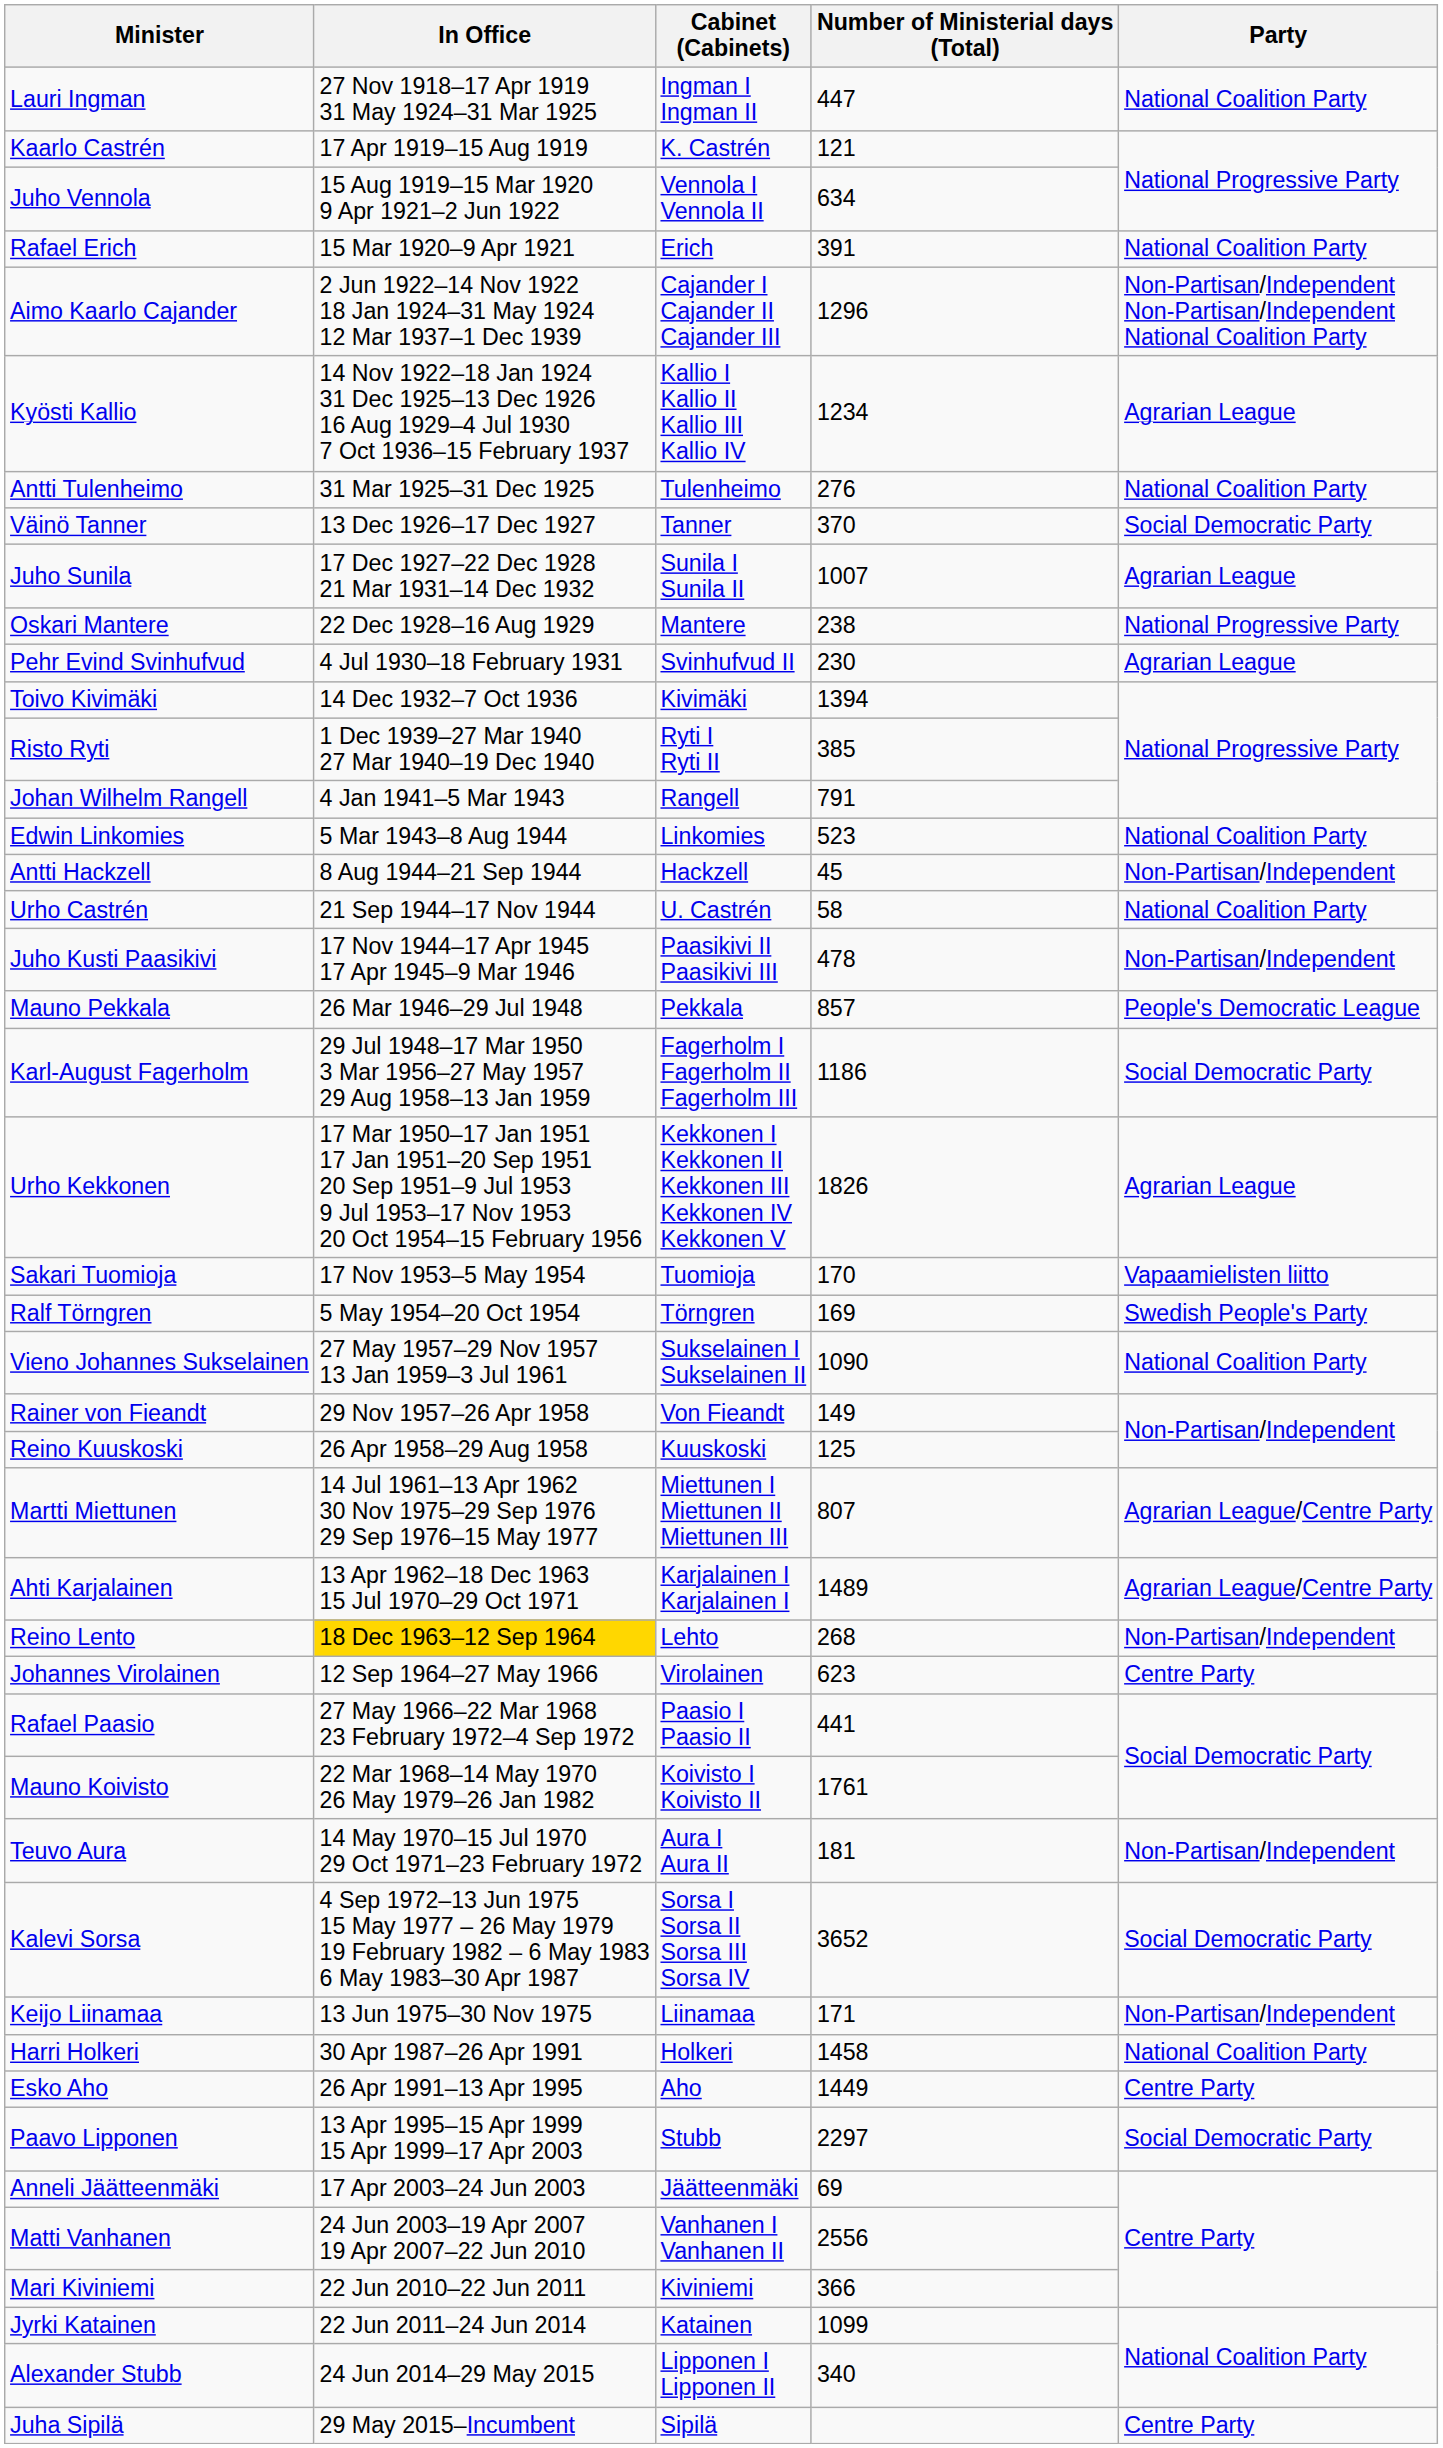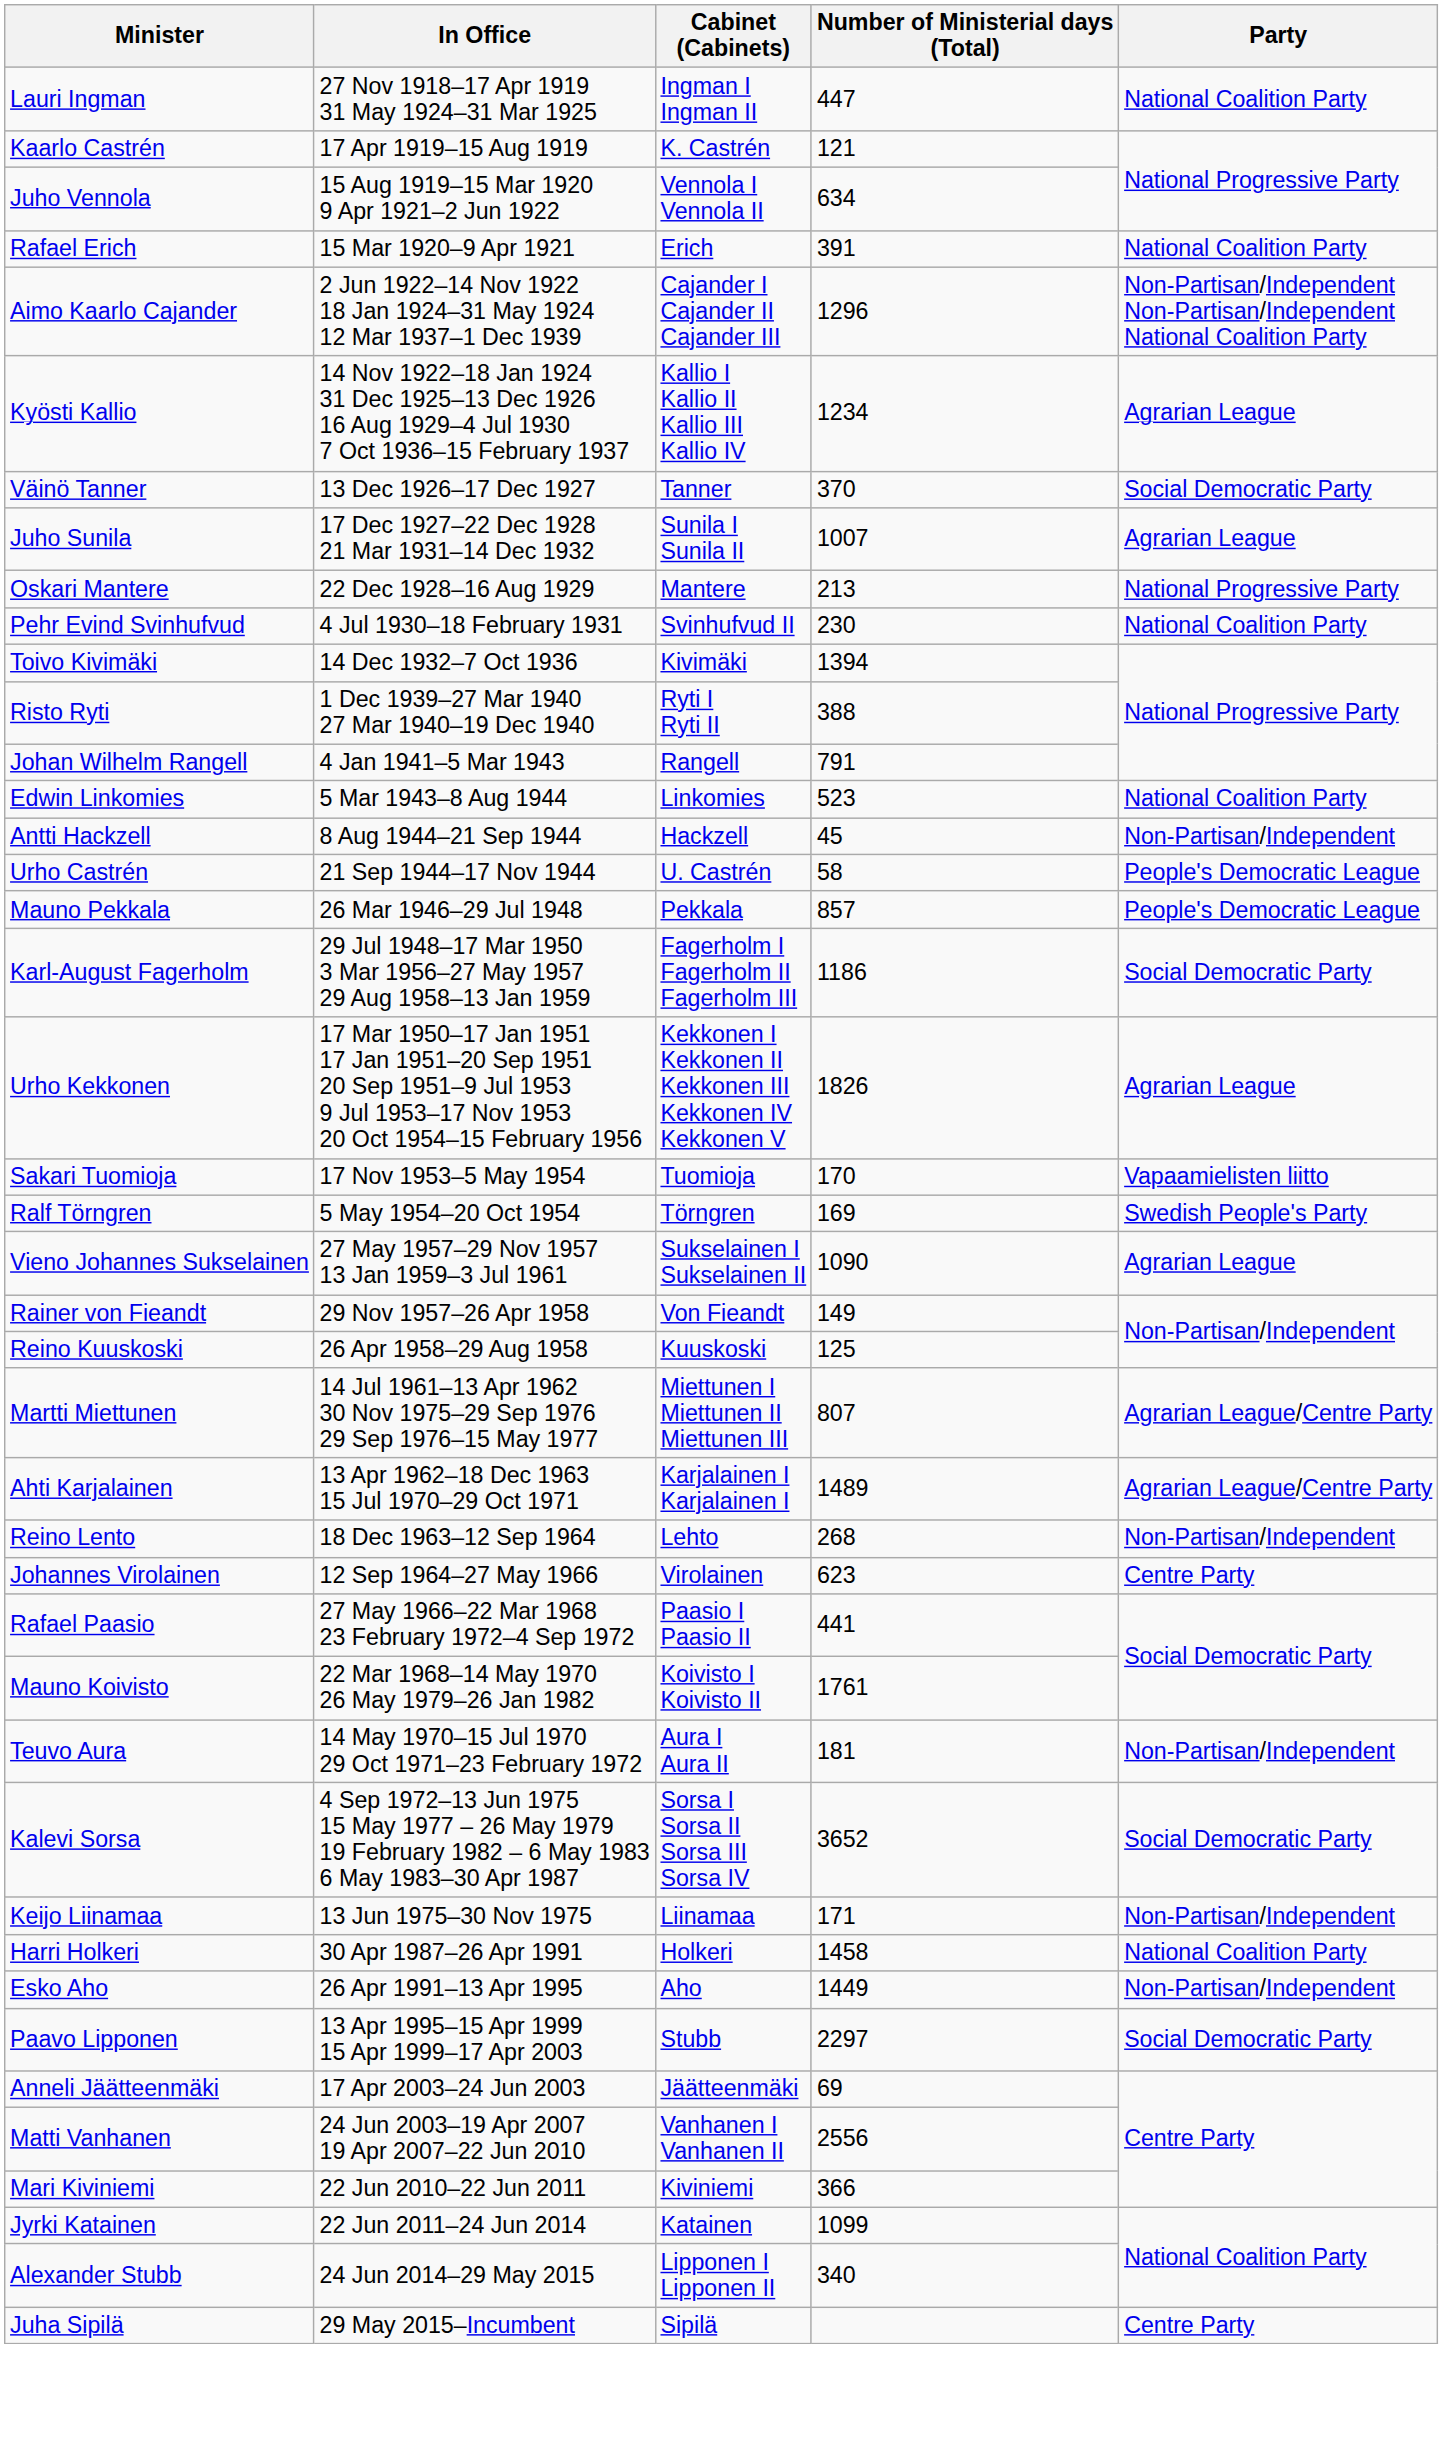- row: (96, 489)
(836, 625) 238 -> (836, 588) 213
(1210, 662) Agrarian League -> (1245, 625) National Coalition Party
(836, 749) 385 -> (836, 712) 388
(1245, 909) National Coalition Party -> (1272, 872) People's Democratic League
- row: (113, 959)
(1245, 1362) National Coalition Party -> (1210, 1263) Agrarian League
(458, 1638) gold background -> (458, 1538) no background
(1189, 2088) Centre Party -> (1260, 1989) Non-Partisan/Independent
